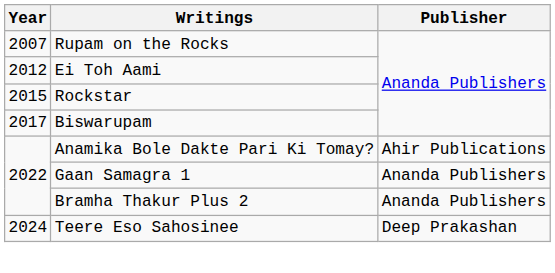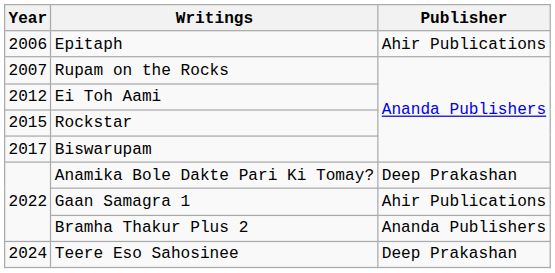+ row: (89, 44)
(464, 149) Ahir Publications -> (449, 175) Deep Prakashan
(464, 175) Ananda Publishers -> (464, 202) Ahir Publications
